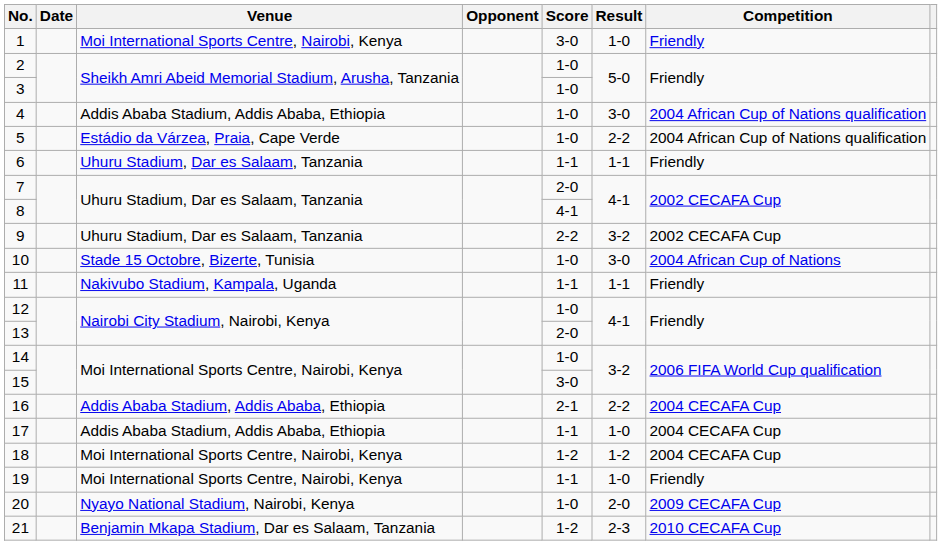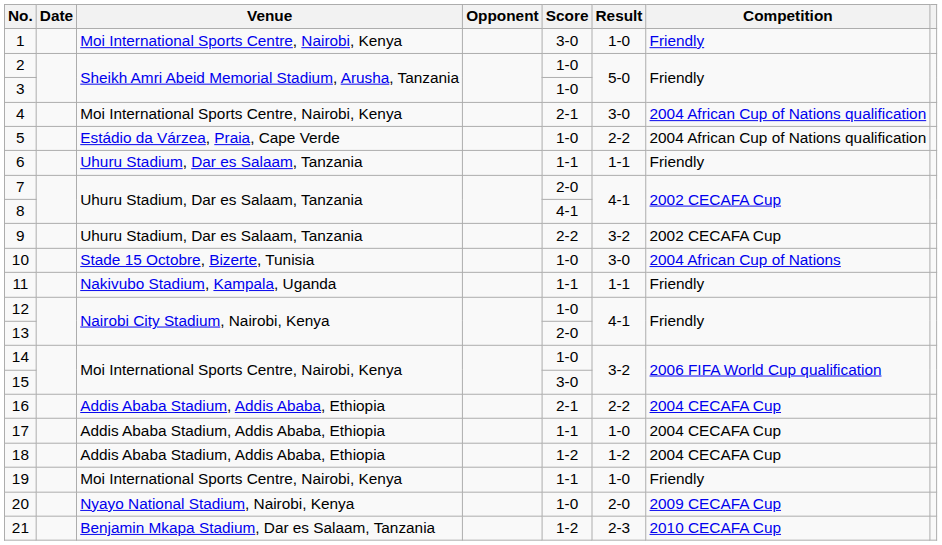(233, 114) Addis Ababa Stadium, Addis Ababa, Ethiopia -> (241, 114) Moi International Sports Centre, Nairobi, Kenya
(567, 114) 1-0 -> (567, 114) 2-1
(241, 455) Moi International Sports Centre, Nairobi, Kenya -> (233, 455) Addis Ababa Stadium, Addis Ababa, Ethiopia
